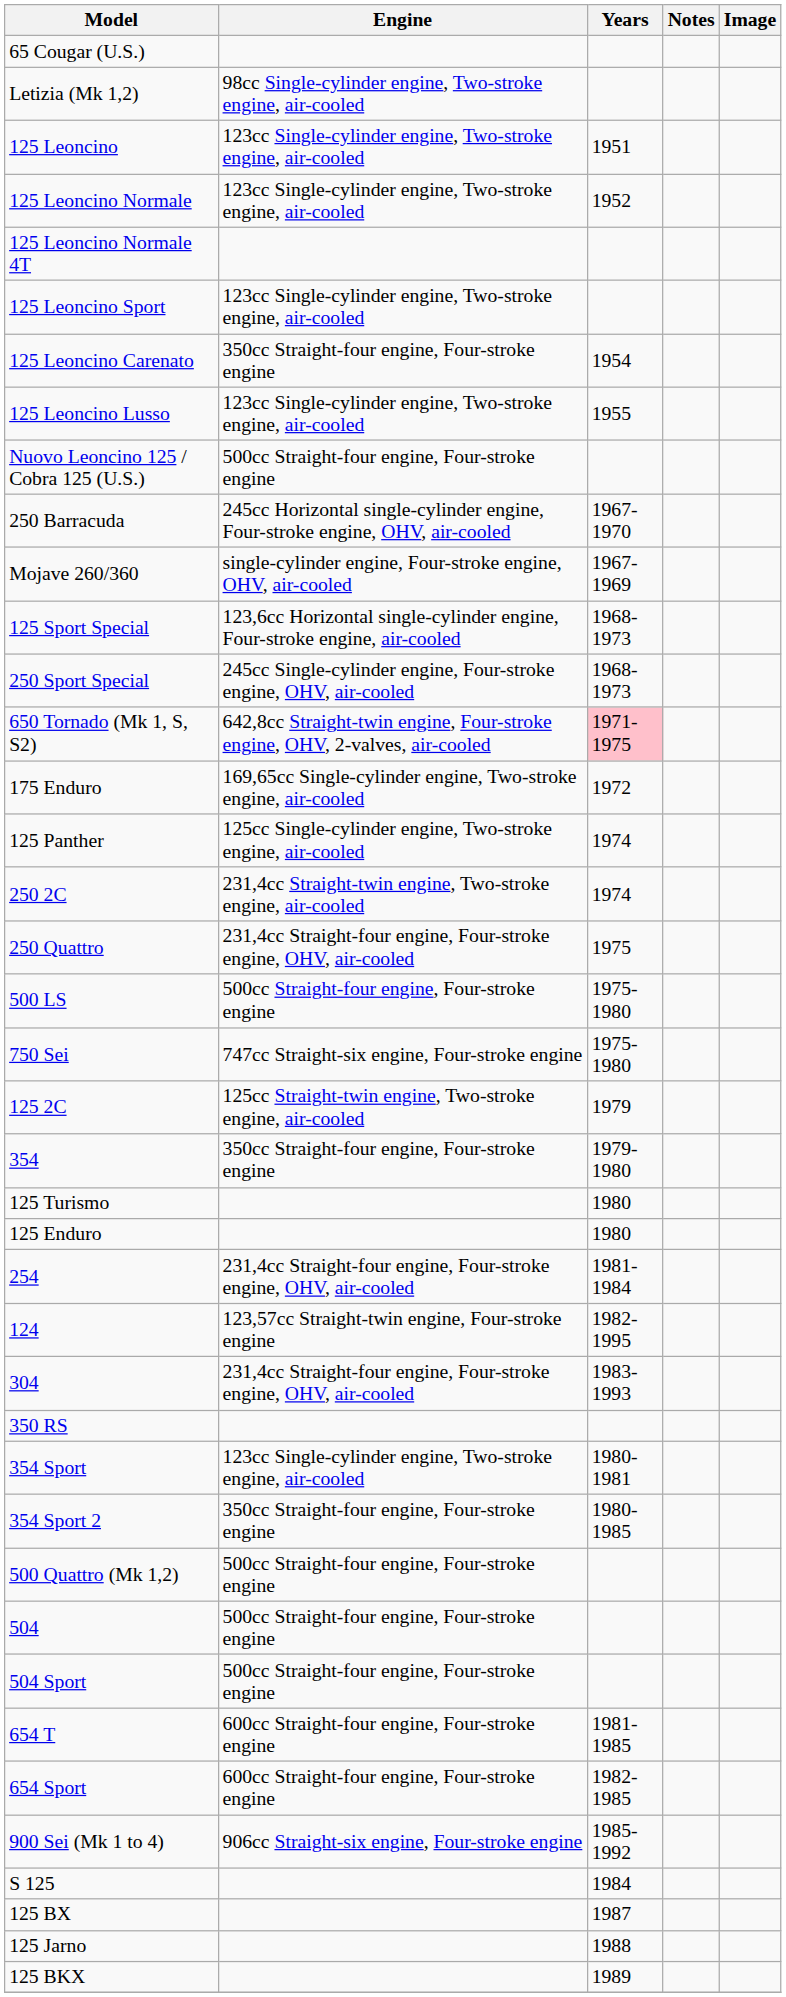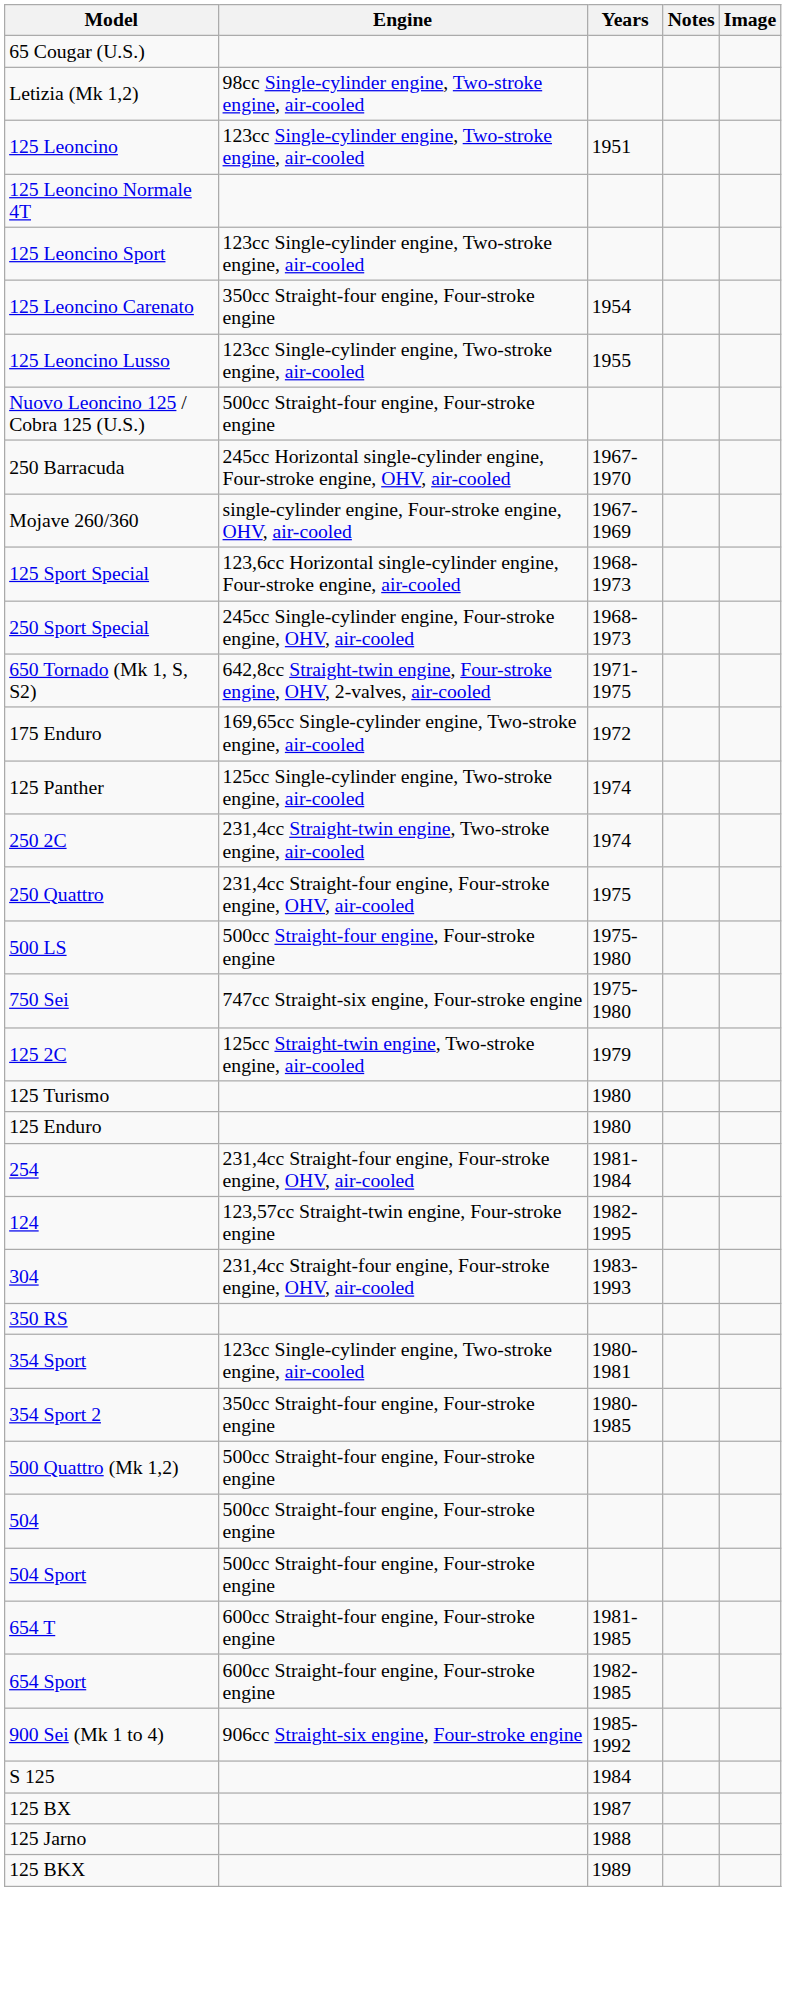- row: (100, 200)
(615, 733) pink background -> (615, 680) no background
- row: (24, 1160)
